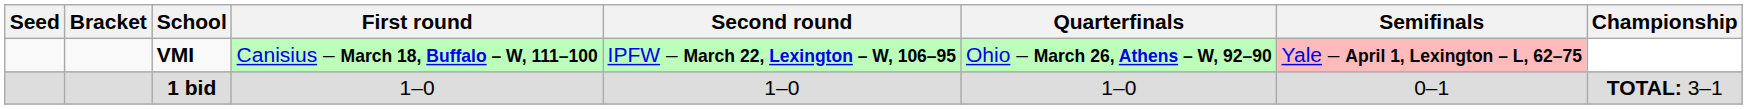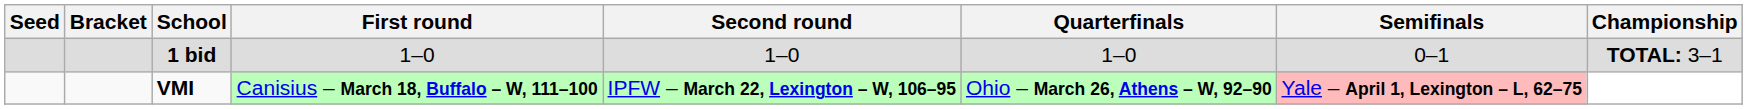rows swapped: (175, 55) <-> (192, 88)
